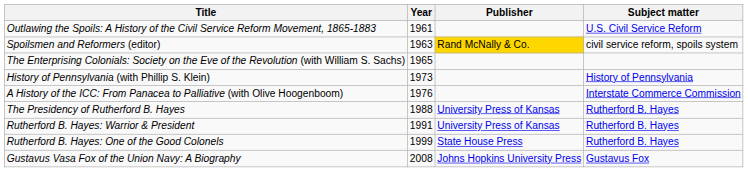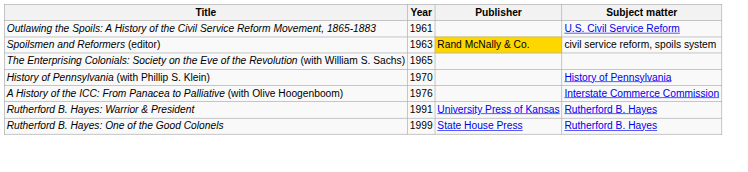(421, 77) 1973 -> (421, 77) 1970
- row: (96, 110)
- row: (124, 158)
